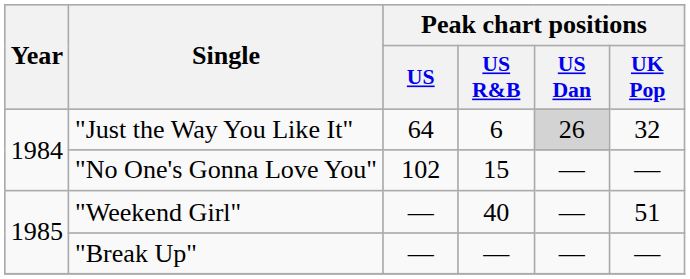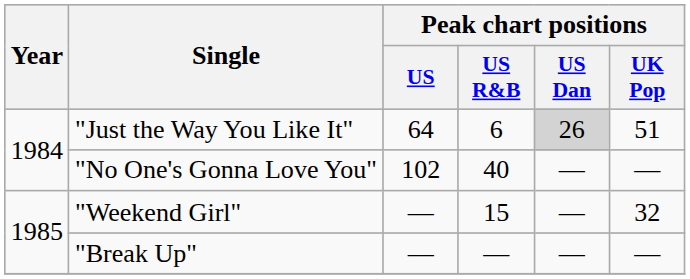(647, 128) 32 -> (647, 128) 51
(496, 170) 15 -> (496, 170) 40
(496, 211) 40 -> (496, 211) 15
(647, 211) 51 -> (647, 211) 32
